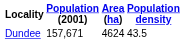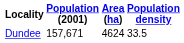(137, 34) 43.5 -> (137, 34) 33.5
